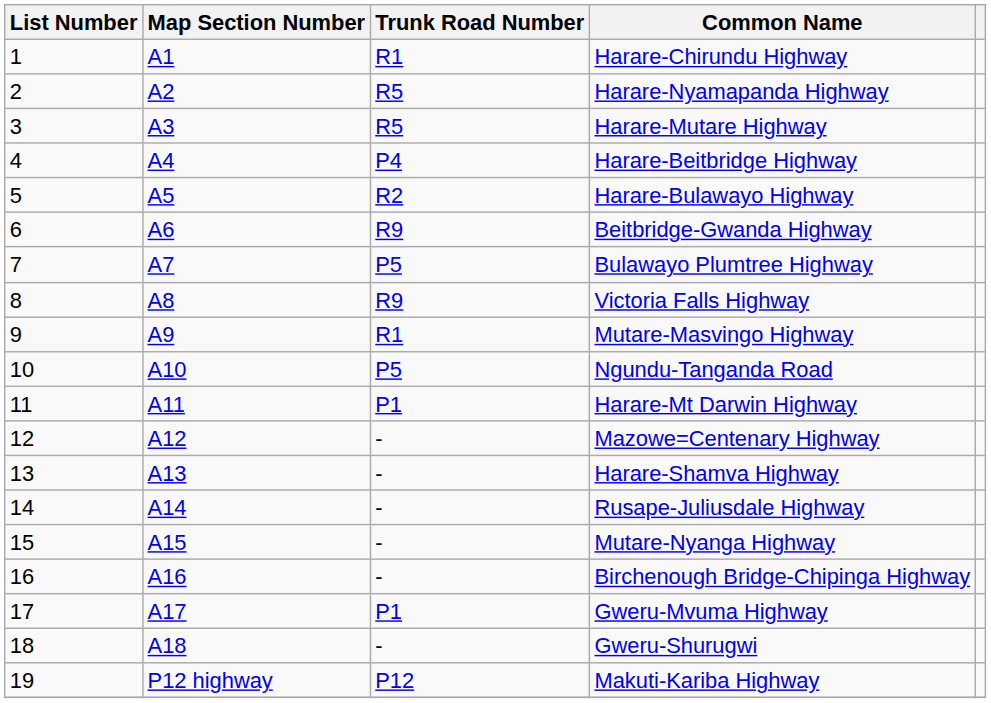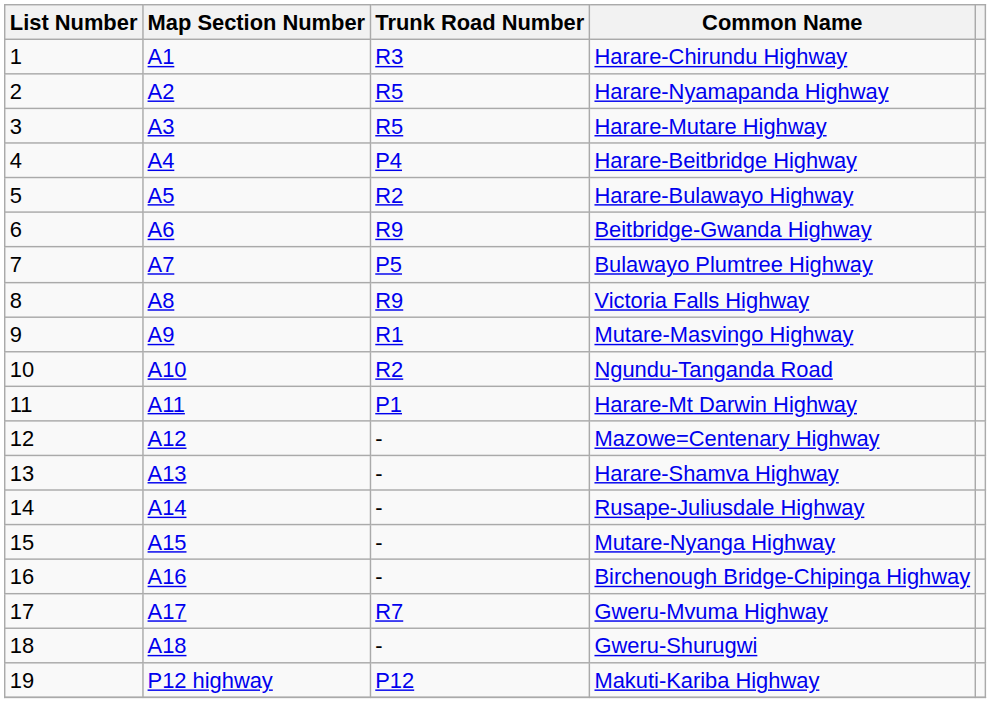(389, 57) R1 -> (389, 57) R3
(389, 369) P5 -> (389, 369) R2
(389, 611) P1 -> (389, 611) R7
